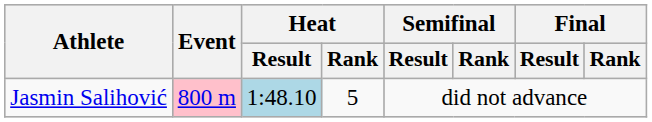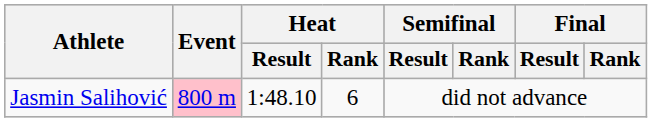(282, 97) lightblue background -> (282, 97) no background
(353, 97) 5 -> (353, 97) 6
